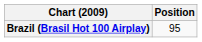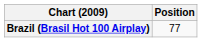(175, 28) 95 -> (175, 28) 77
